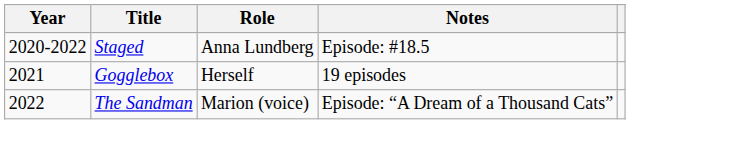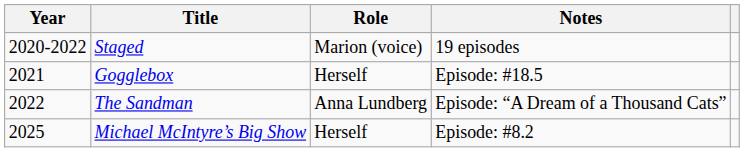(257, 47) Anna Lundberg -> (368, 47) Marion (voice)
(376, 47) Episode: #18.5 -> (477, 47) 19 episodes
(364, 75) 19 episodes -> (489, 75) Episode: #18.5
(255, 103) Marion (voice) -> (371, 103) Anna Lundberg
+ row: (200, 132)
